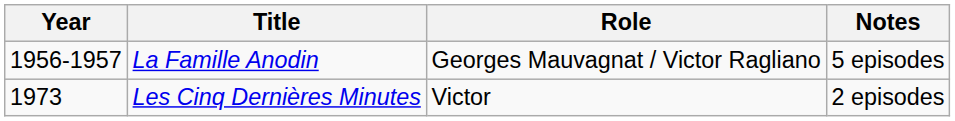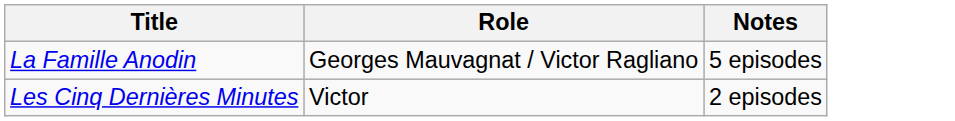- column: (66, 23)
